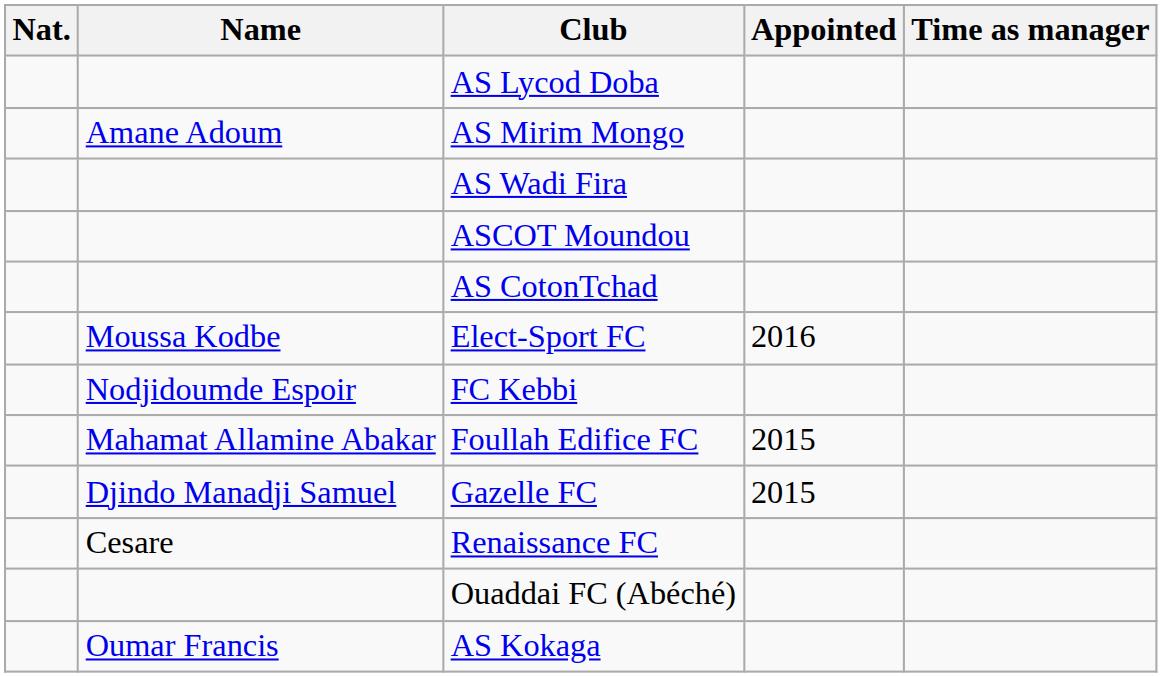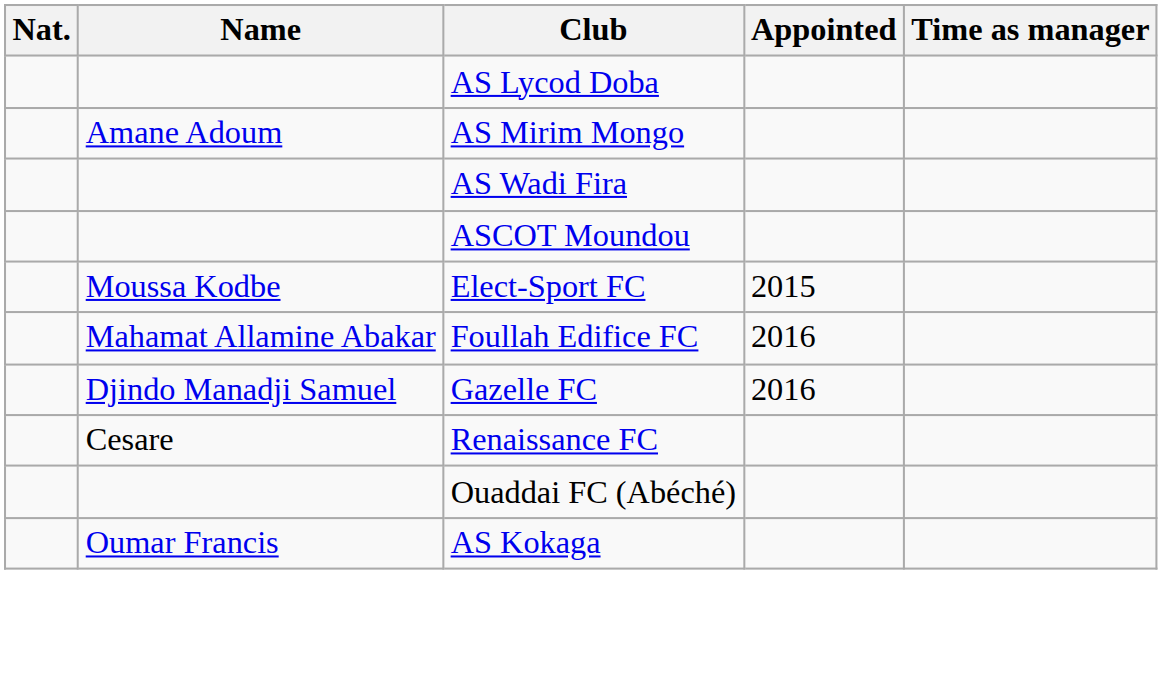- row: (554, 286)
(783, 337) 2016 -> (783, 286) 2015
- row: (514, 388)
(783, 440) 2015 -> (783, 337) 2016
(783, 491) 2015 -> (783, 388) 2016
